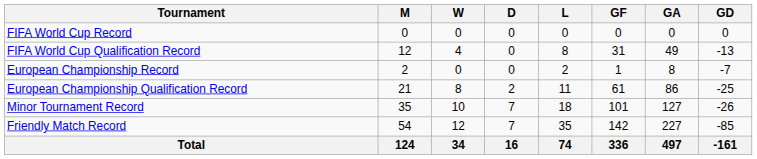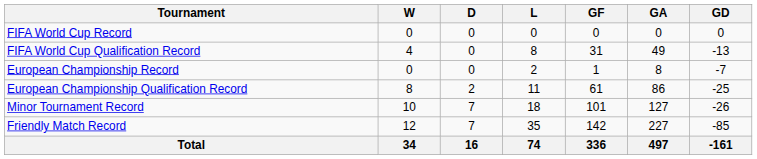- column: (405, 13)
